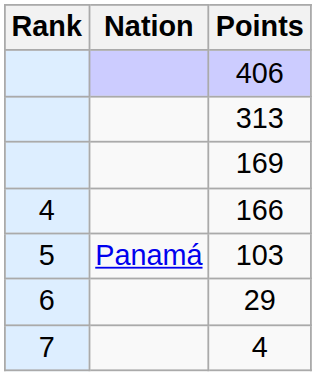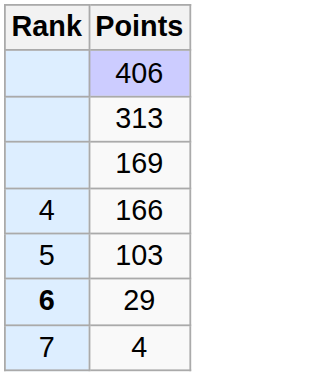- column: (149, 27)
(47, 301) normal -> (47, 301) bold
